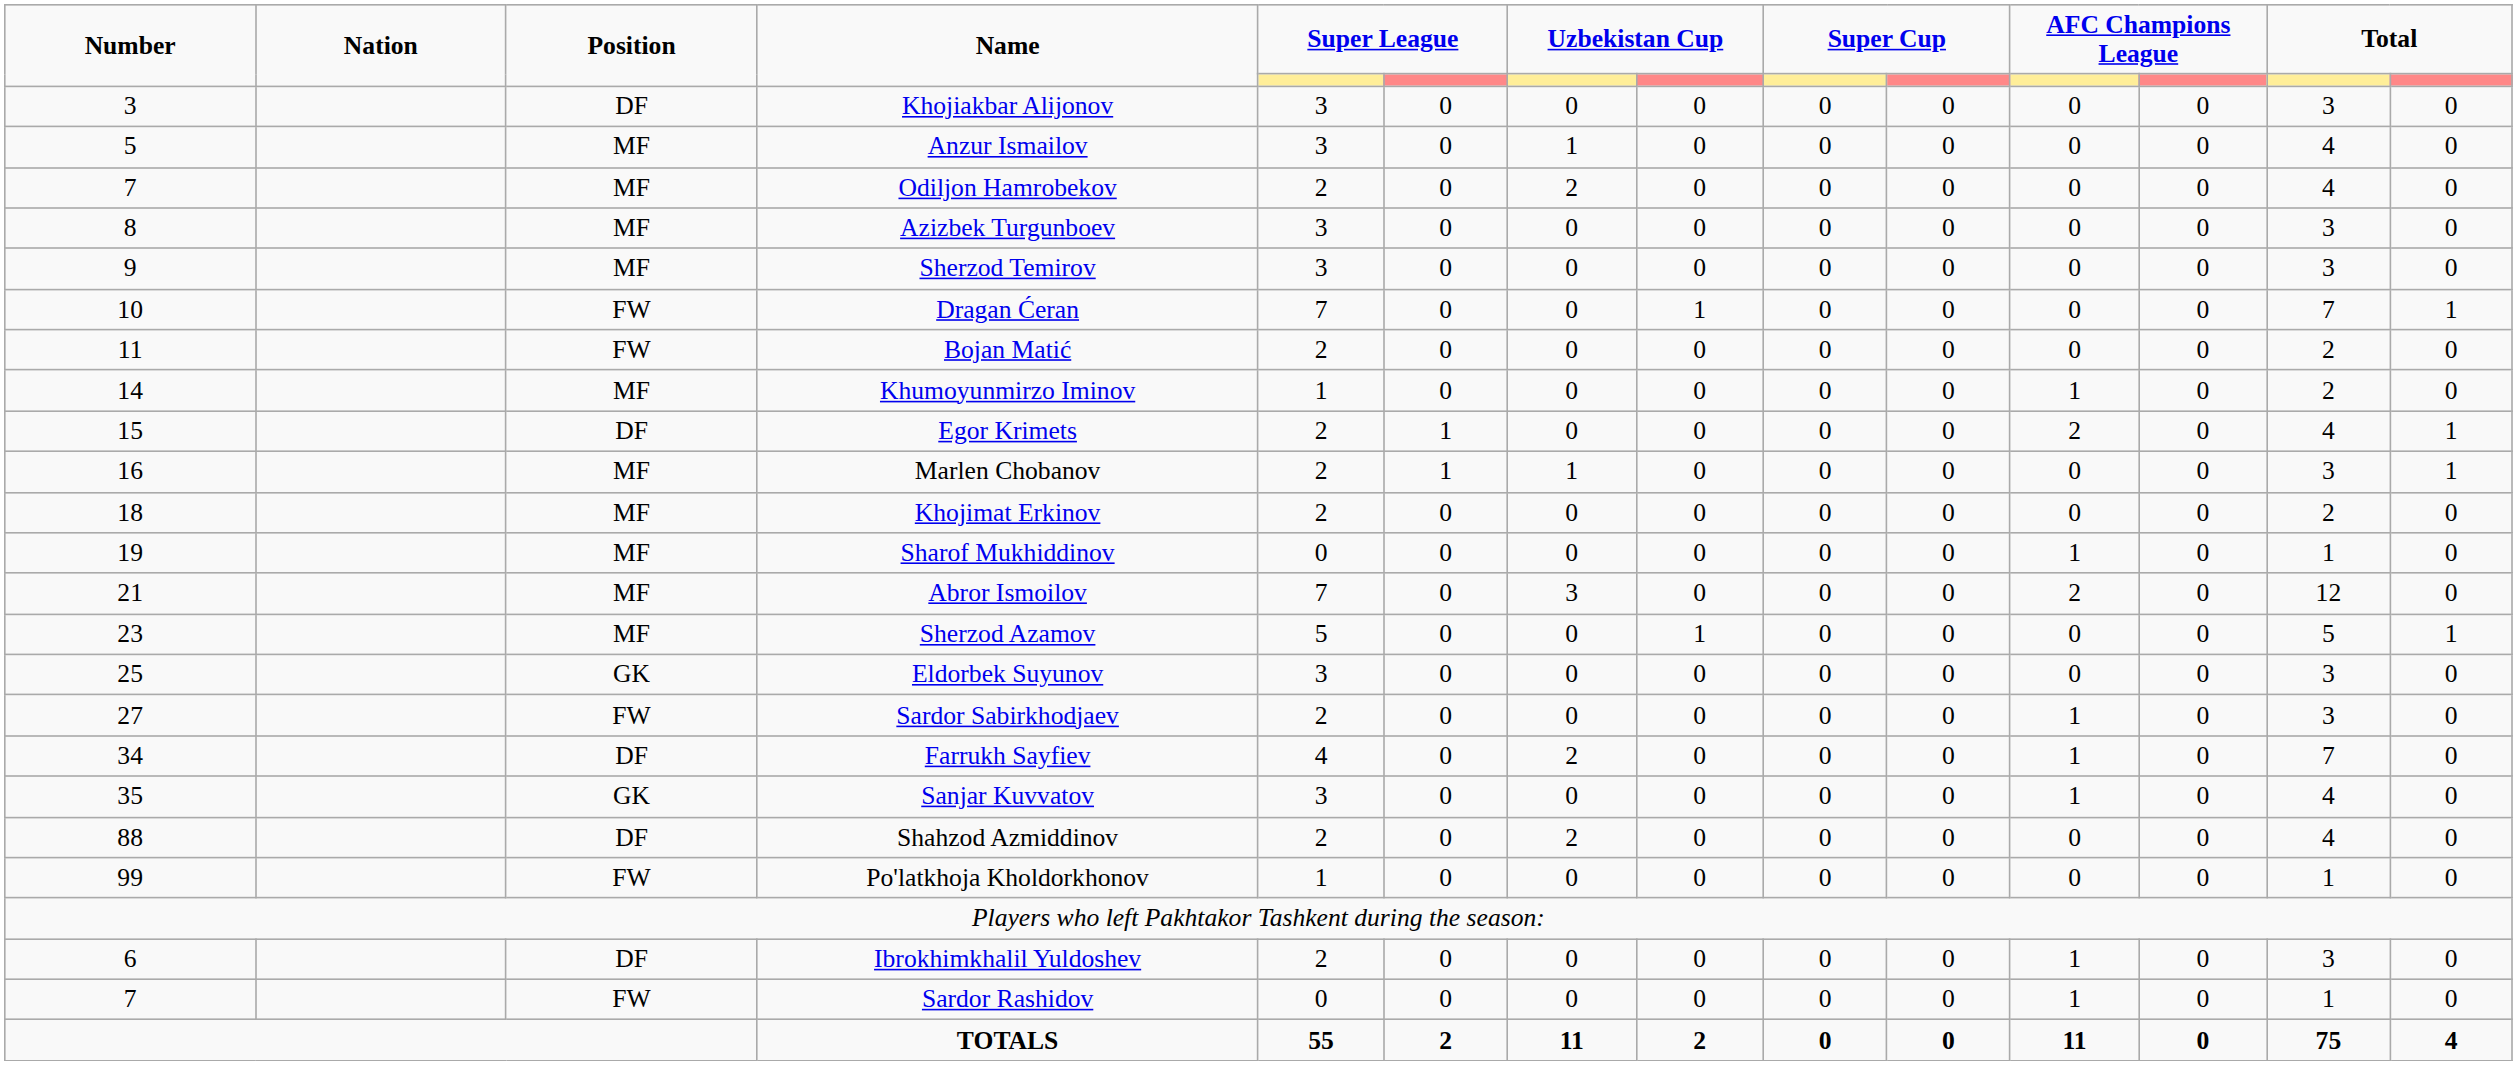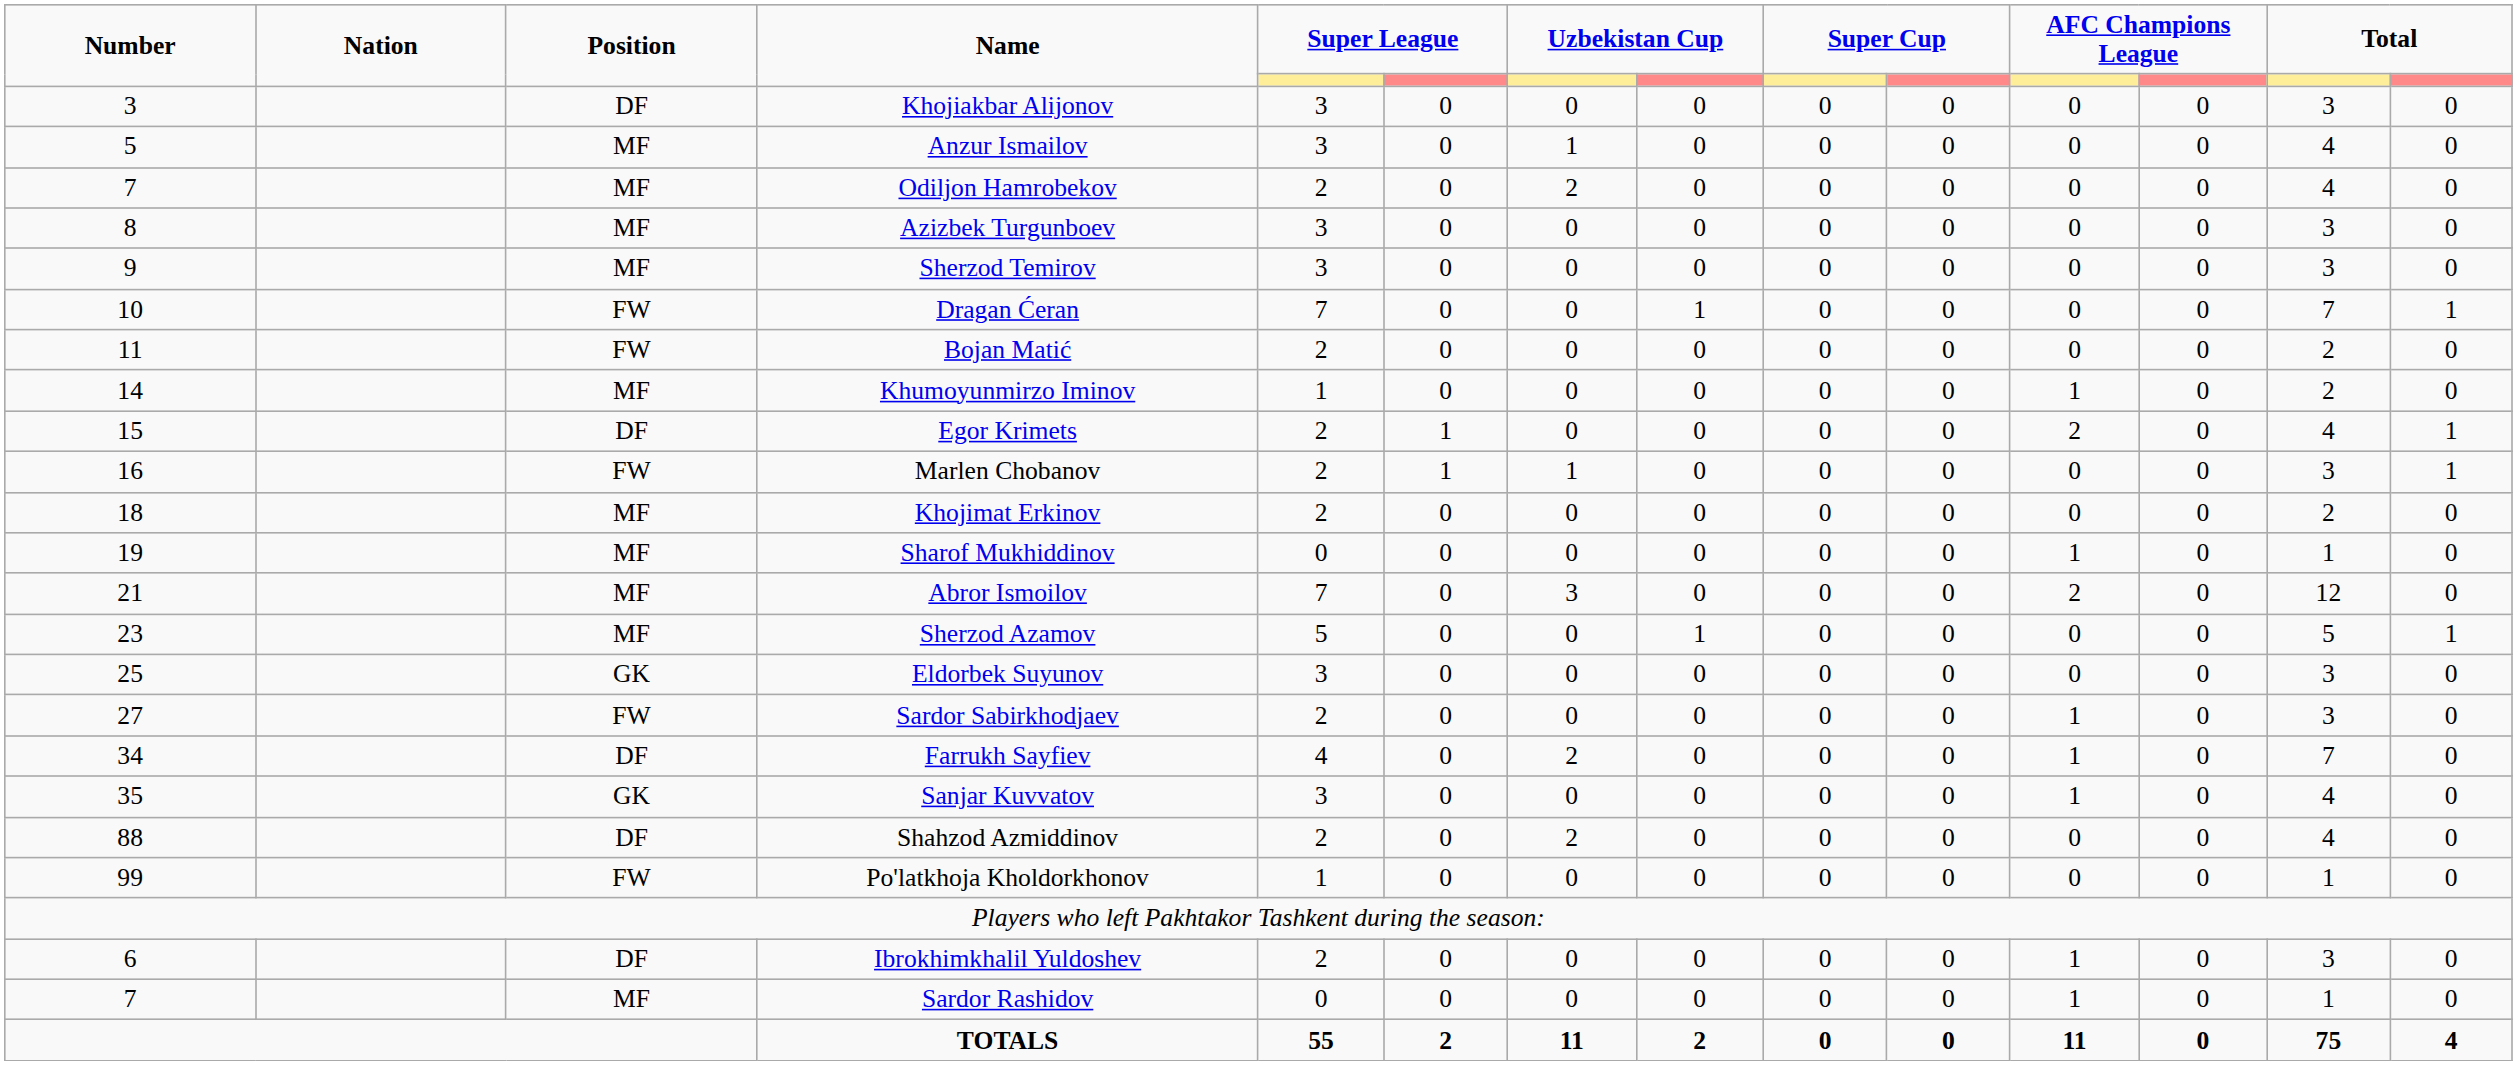(632, 471) MF -> (632, 471) FW
(632, 999) FW -> (632, 999) MF
